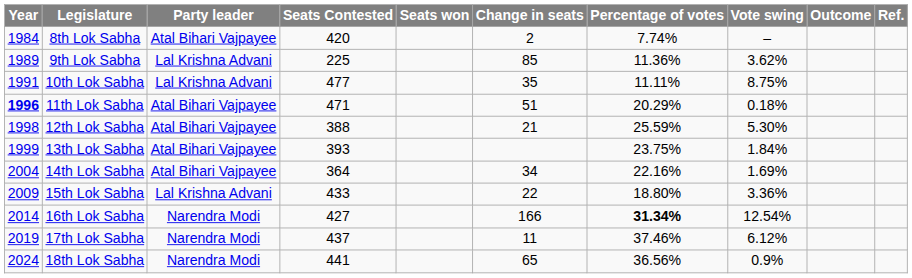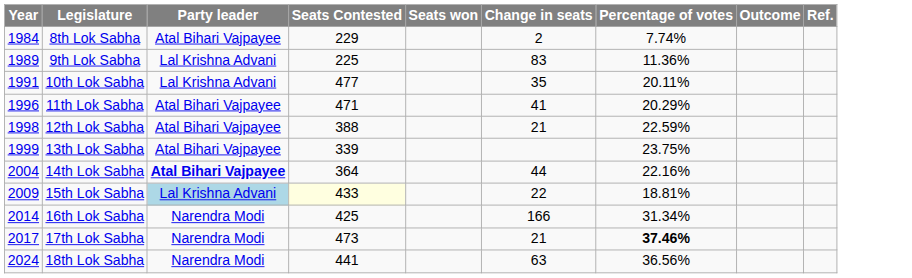- column: (767, 15)
(338, 37) 420 -> (347, 37) 229
(530, 60) 85 -> (539, 60) 83
(657, 82) 11.11% -> (666, 82) 20.11%
(23, 104) bold -> (23, 104) normal
(530, 104) 51 -> (539, 104) 41
(657, 127) 25.59% -> (666, 127) 22.59%
(338, 149) 393 -> (347, 149) 339
(214, 171) normal -> (218, 171) bold
(530, 171) 34 -> (539, 171) 44
(214, 194) no background -> (218, 194) lightblue background
(338, 194) no background -> (347, 194) lightyellow background
(657, 194) 18.80% -> (666, 194) 18.81%
(338, 216) 427 -> (347, 216) 425
(657, 216) bold -> (666, 216) normal
(23, 238) 2019 -> (23, 238) 2017
(338, 238) 437 -> (347, 238) 473
(530, 238) 11 -> (539, 238) 21
(657, 238) normal -> (666, 238) bold
(530, 261) 65 -> (539, 261) 63
